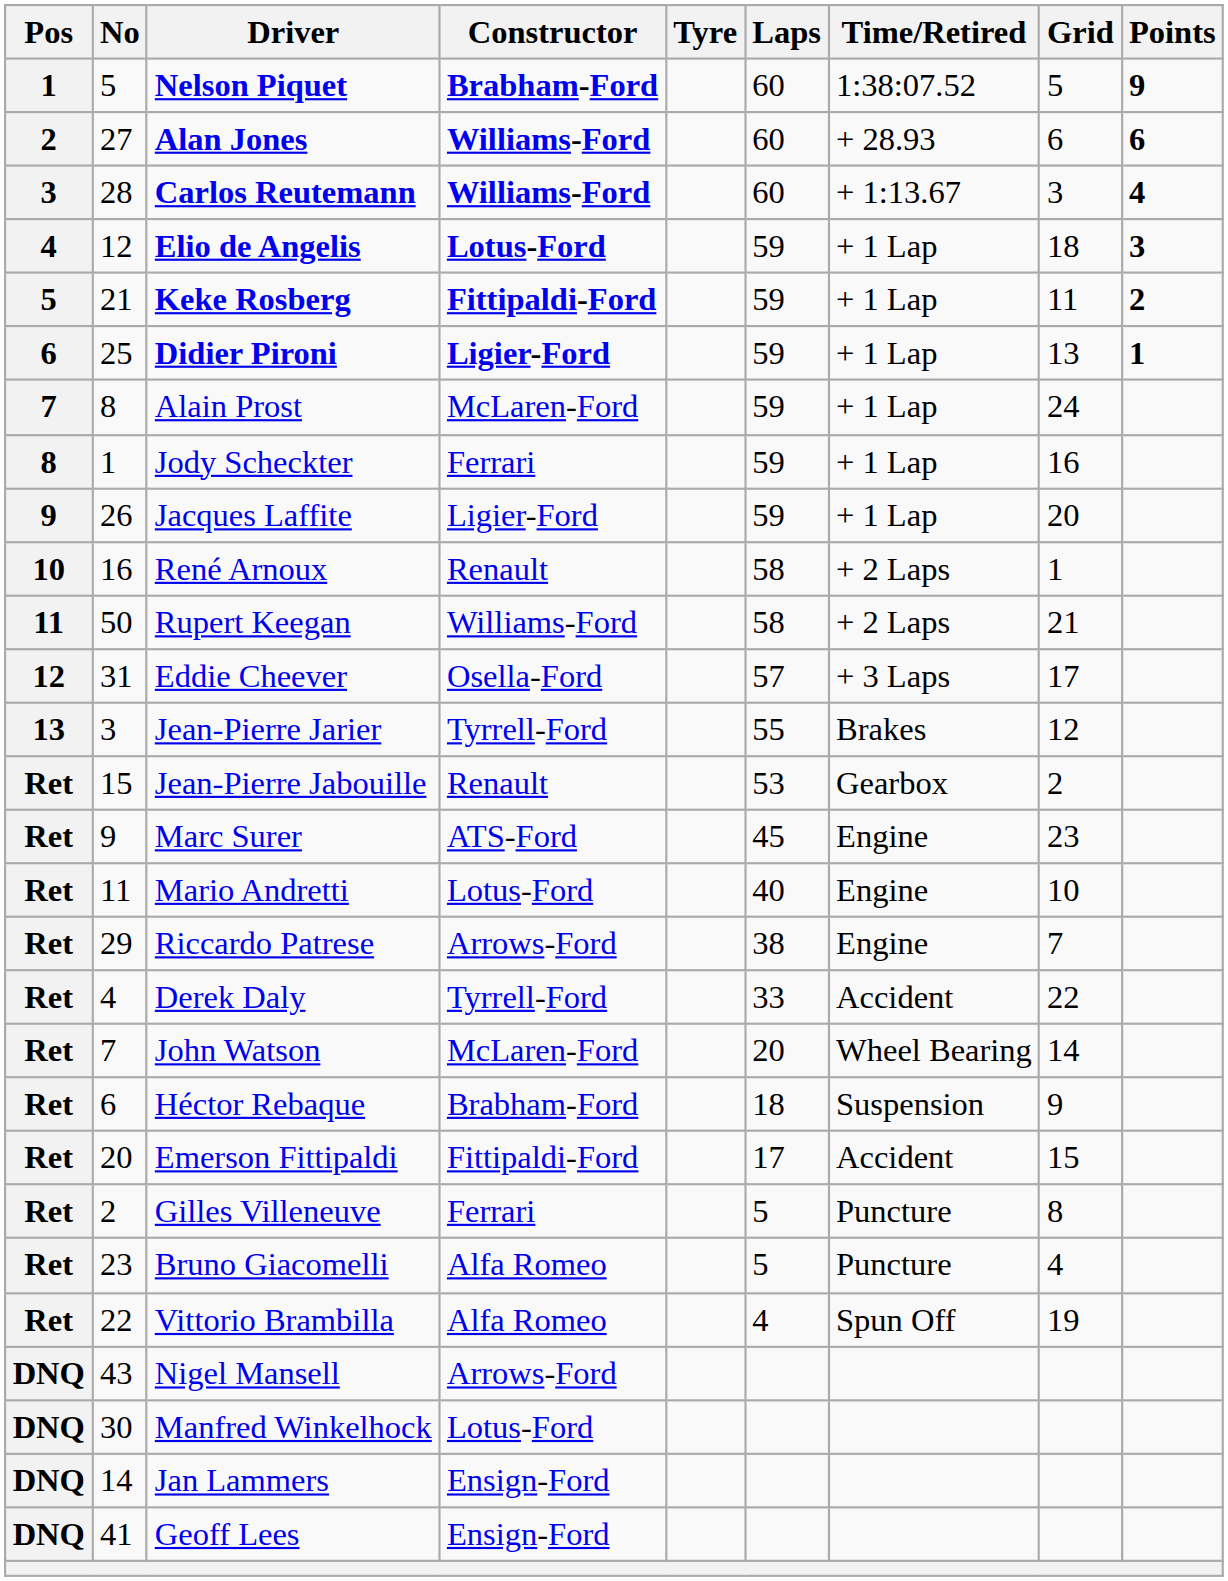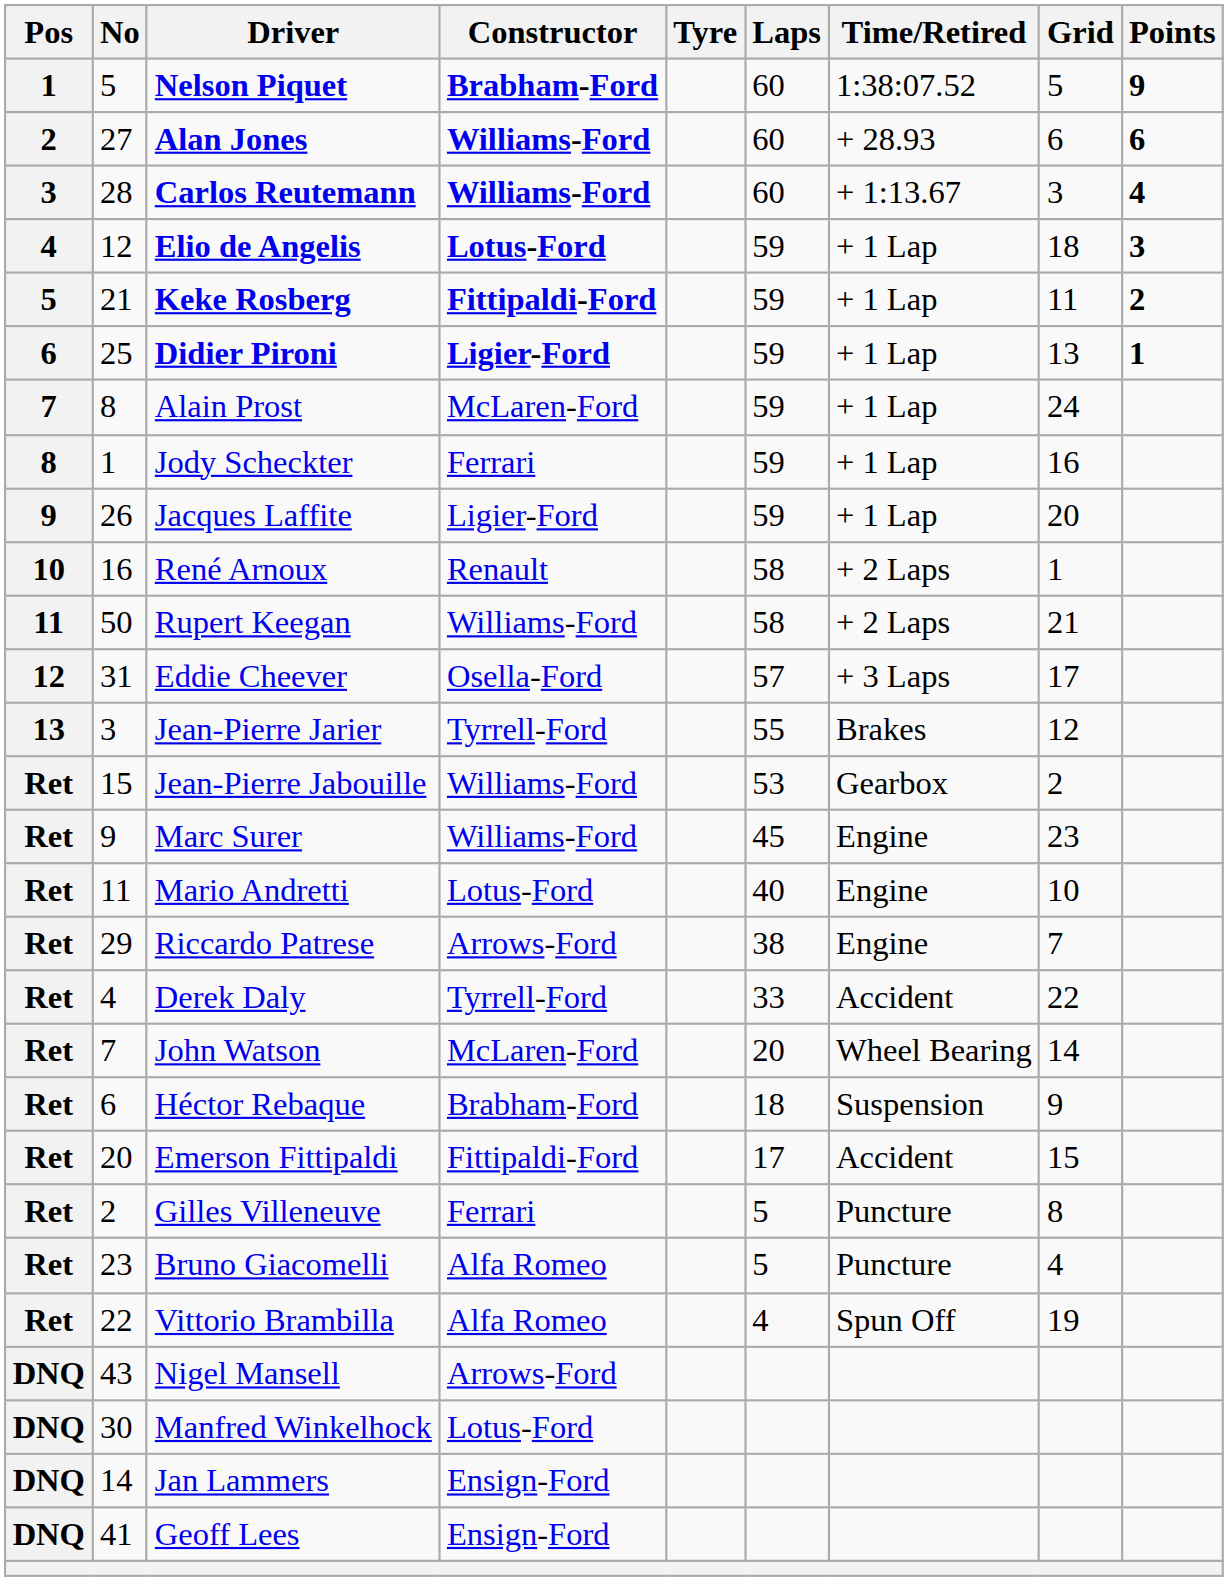(497, 782) Renault -> (542, 782) Williams-Ford
(512, 836) ATS-Ford -> (542, 836) Williams-Ford
